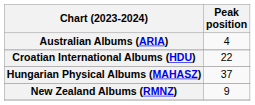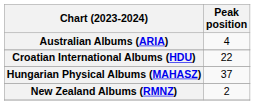(227, 91) 9 -> (227, 91) 2
